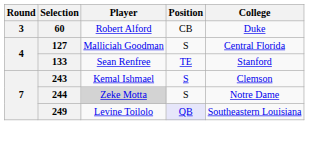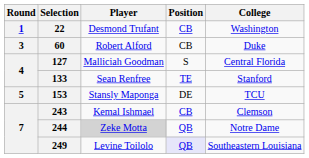+ row: (60, 29)
+ row: (60, 95)
(186, 79) S -> (186, 112) CB
(186, 95) S -> (186, 128) QB
